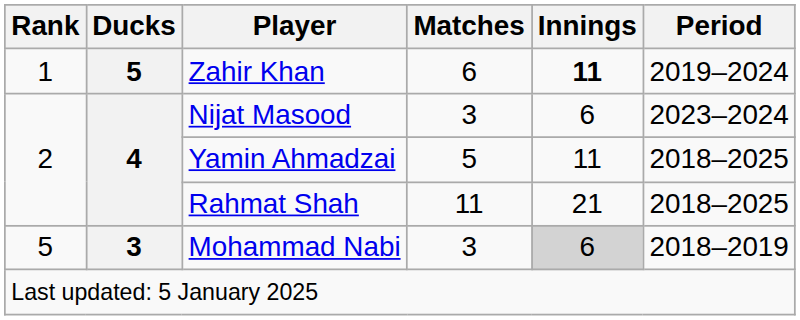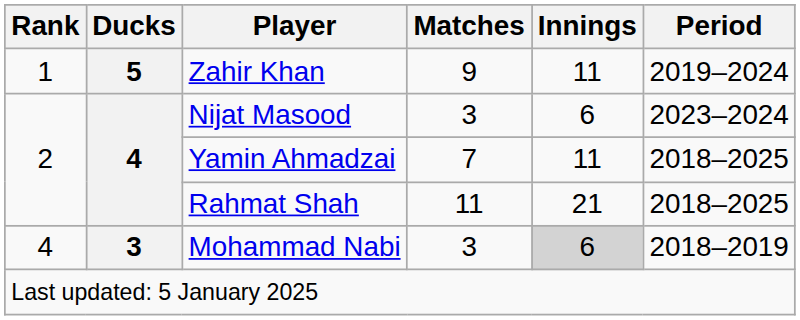(469, 70) 6 -> (469, 70) 9
(587, 70) bold -> (587, 70) normal
(469, 159) 5 -> (469, 159) 7
(45, 247) 5 -> (45, 247) 4
